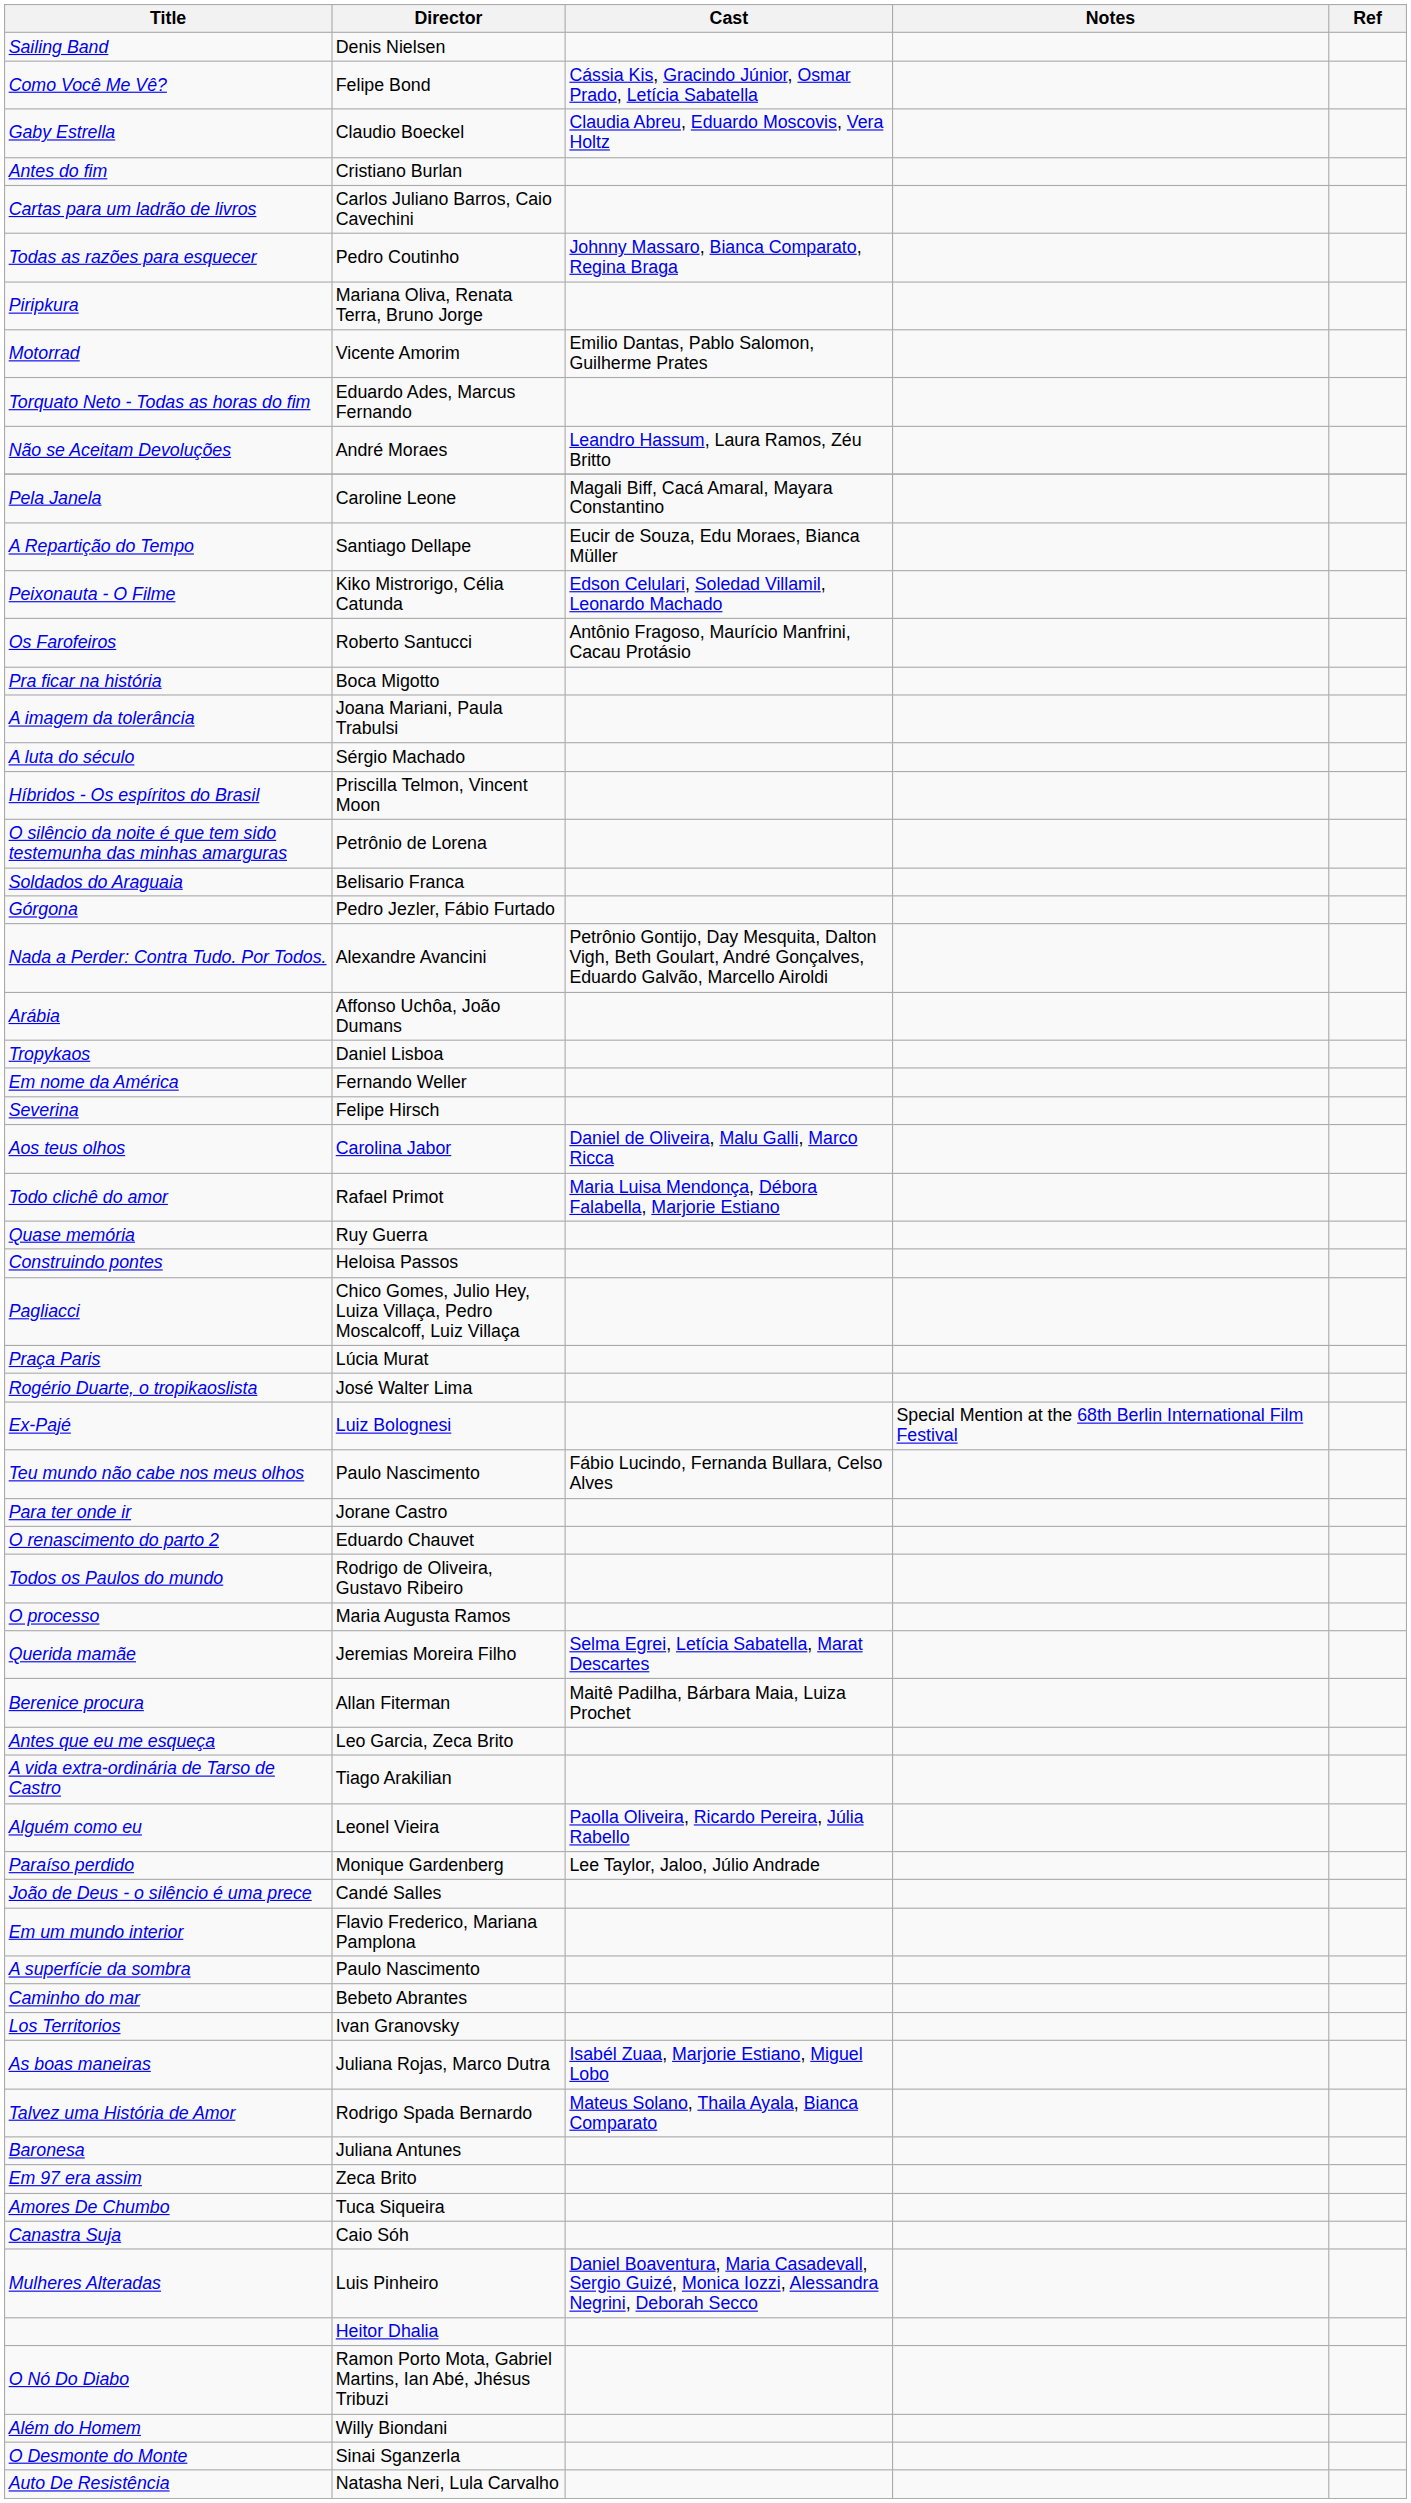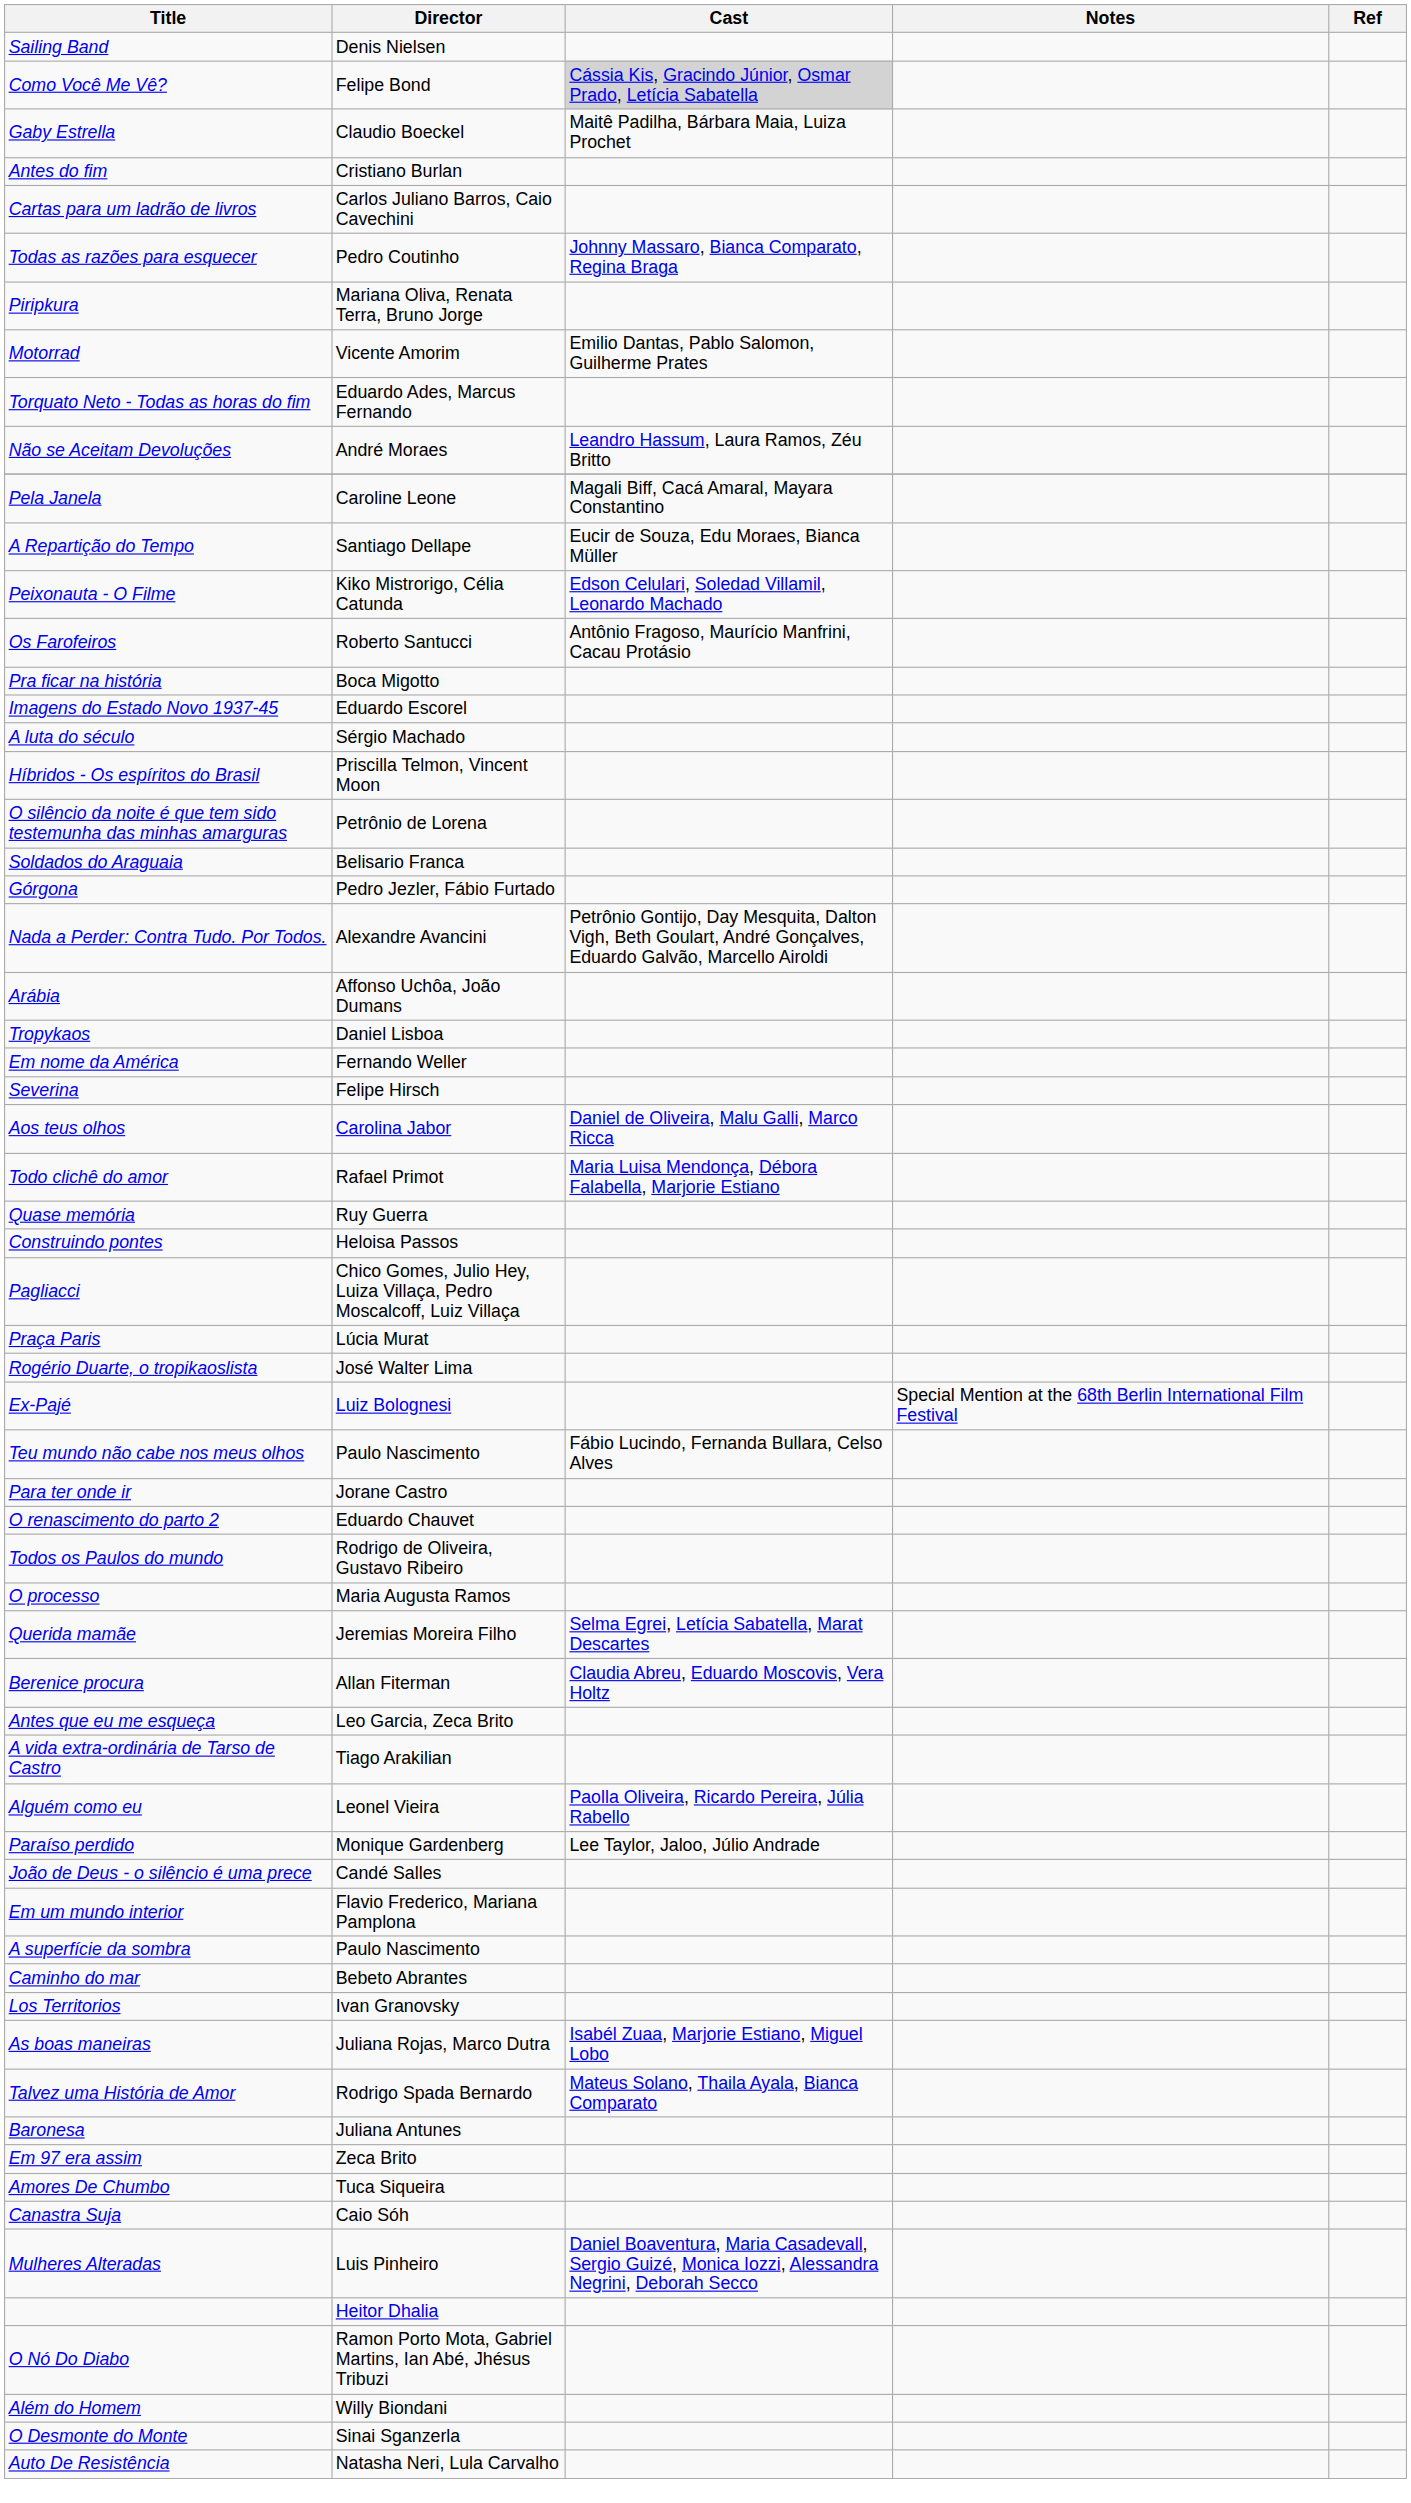(710, 84) no background -> (710, 84) lightgrey background
(726, 133) Claudia Abreu, Eduardo Moscovis, Vera Holtz -> (708, 133) Maitê Padilha, Bárbara Maia, Luiza Prochet
- row: (102, 718)
+ row: (143, 709)
(708, 1702) Maitê Padilha, Bárbara Maia, Luiza Prochet -> (726, 1682) Claudia Abreu, Eduardo Moscovis, Vera Holtz
